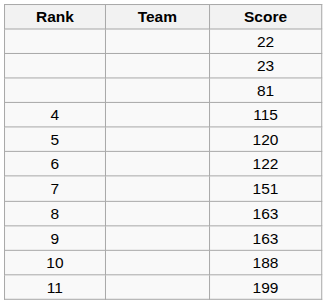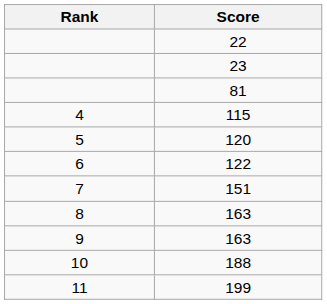- column: (157, 17)
